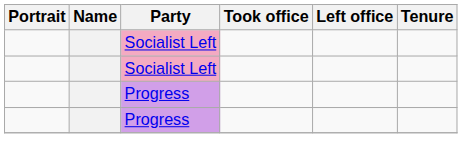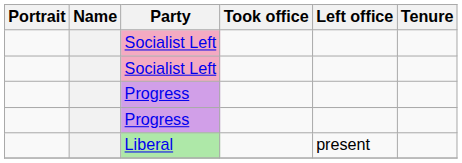+ row: (37, 145)
